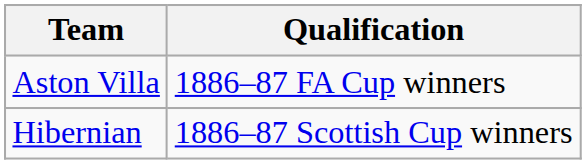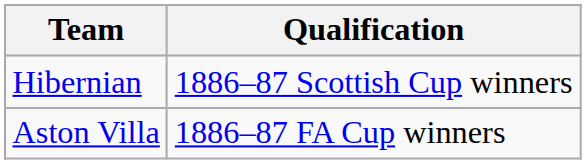rows swapped: (86, 81) <-> (77, 132)
